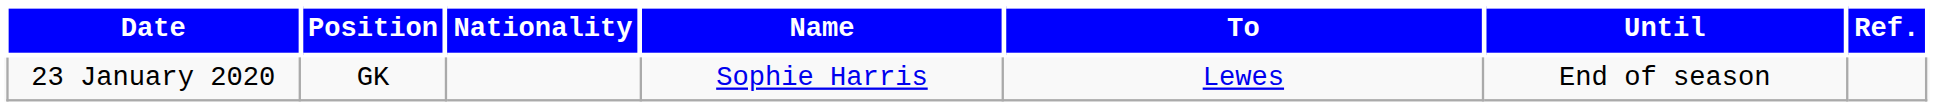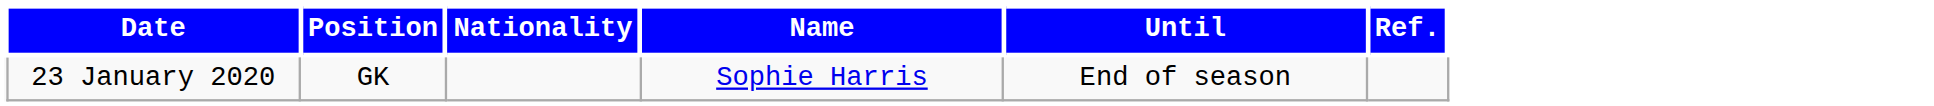- column: (1243, 30)
